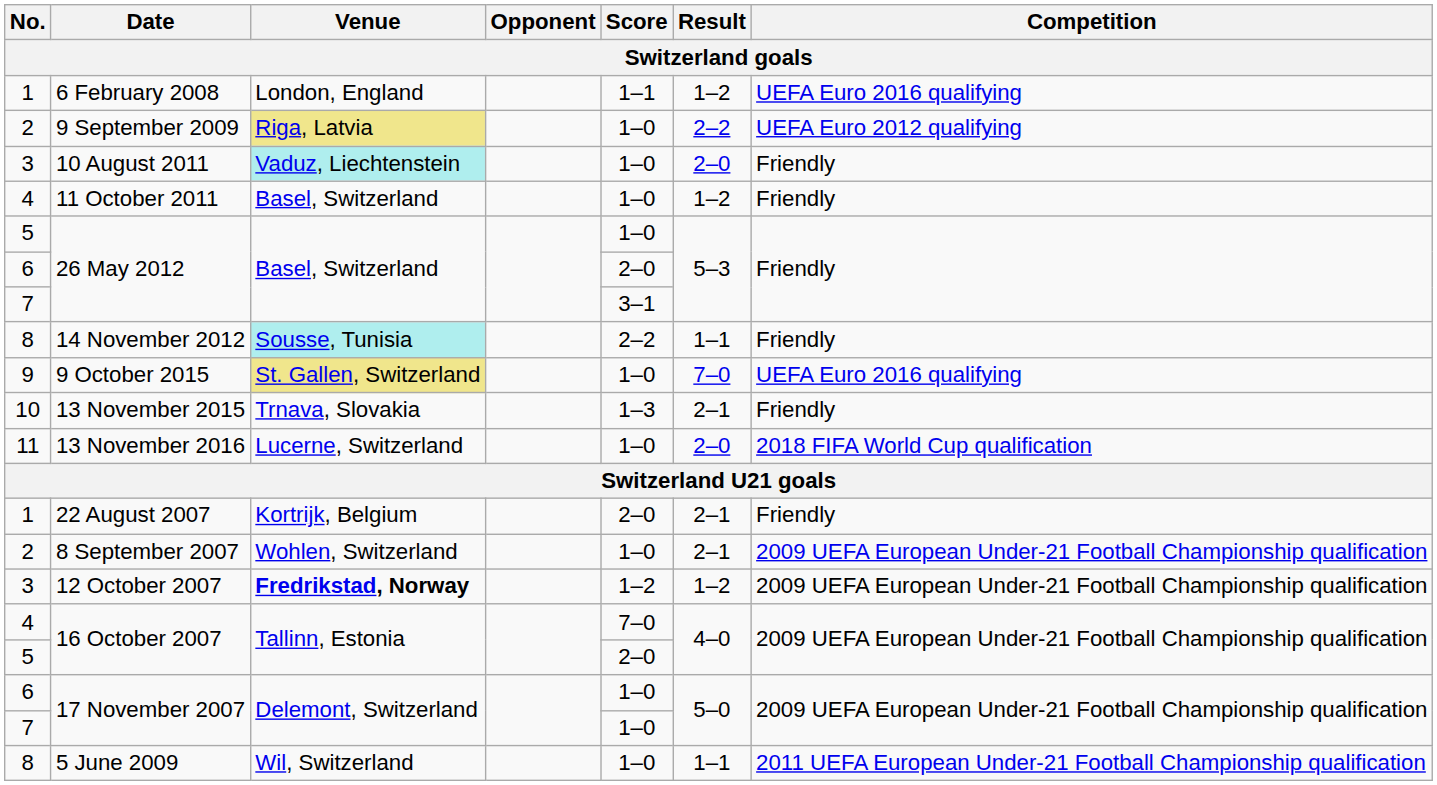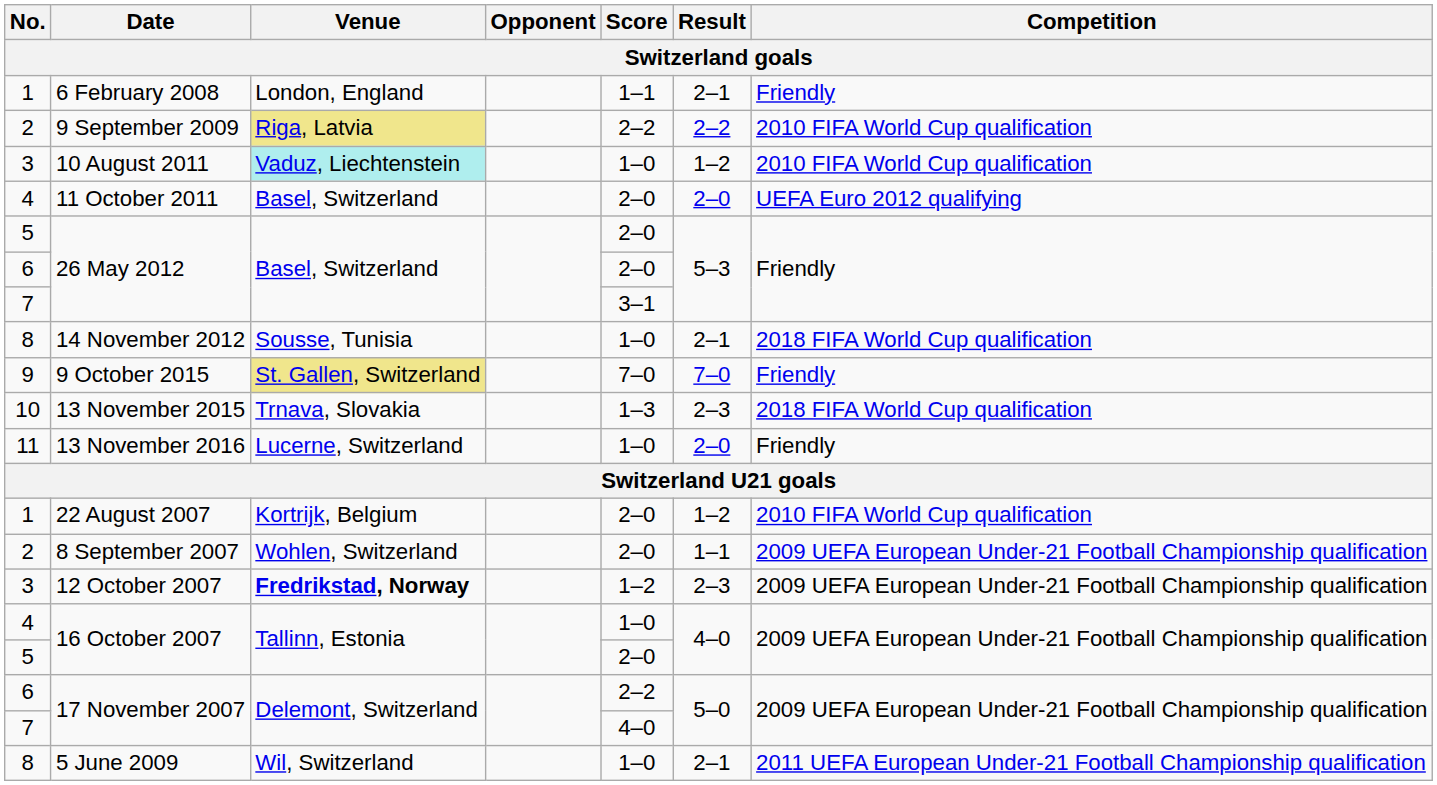(712, 92) 1–2 -> (712, 92) 2–1
(889, 92) UEFA Euro 2016 qualifying -> (796, 92) Friendly
(637, 127) 1–0 -> (637, 127) 2–2
(889, 127) UEFA Euro 2012 qualifying -> (924, 127) 2010 FIFA World Cup qualification
(712, 163) 2–0 -> (712, 163) 1–2
(796, 163) Friendly -> (924, 163) 2010 FIFA World Cup qualification
(637, 198) 1–0 -> (637, 198) 2–0
(712, 198) 1–2 -> (712, 198) 2–0
(796, 198) Friendly -> (889, 198) UEFA Euro 2012 qualifying
(637, 233) 1–0 -> (637, 233) 2–0
(334, 339) paleturquoise background -> (334, 339) no background
(637, 339) 2–2 -> (637, 339) 1–0
(712, 339) 1–1 -> (712, 339) 2–1
(796, 339) Friendly -> (924, 339) 2018 FIFA World Cup qualification
(637, 374) 1–0 -> (637, 374) 7–0
(889, 374) UEFA Euro 2016 qualifying -> (796, 374) Friendly
(712, 410) 2–1 -> (712, 410) 2–3
(796, 410) Friendly -> (924, 410) 2018 FIFA World Cup qualification
(924, 445) 2018 FIFA World Cup qualification -> (796, 445) Friendly
(712, 515) 2–1 -> (712, 515) 1–2
(796, 515) Friendly -> (924, 515) 2010 FIFA World Cup qualification
(637, 551) 1–0 -> (637, 551) 2–0
(712, 551) 2–1 -> (712, 551) 1–1
(712, 586) 1–2 -> (712, 586) 2–3
(637, 621) 7–0 -> (637, 621) 1–0
(637, 692) 1–0 -> (637, 692) 2–2
(637, 727) 1–0 -> (637, 727) 4–0
(712, 762) 1–1 -> (712, 762) 2–1
